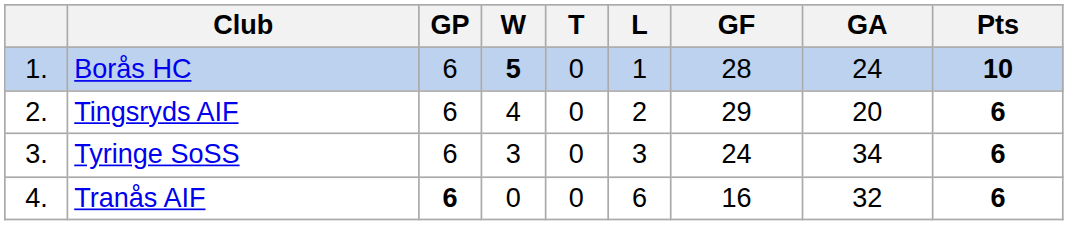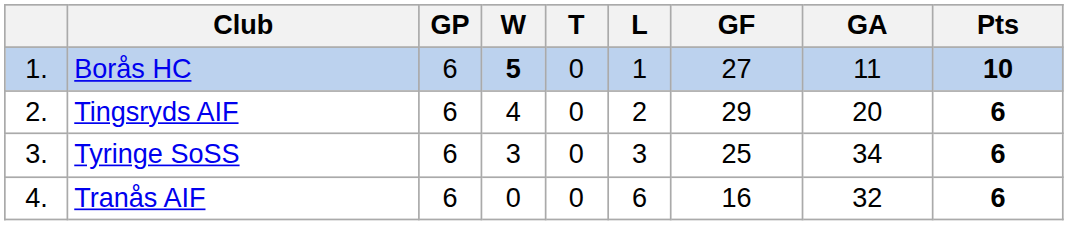(736, 68) 28 -> (736, 68) 27
(867, 68) 24 -> (867, 68) 11
(736, 154) 24 -> (736, 154) 25
(450, 197) bold -> (450, 197) normal
